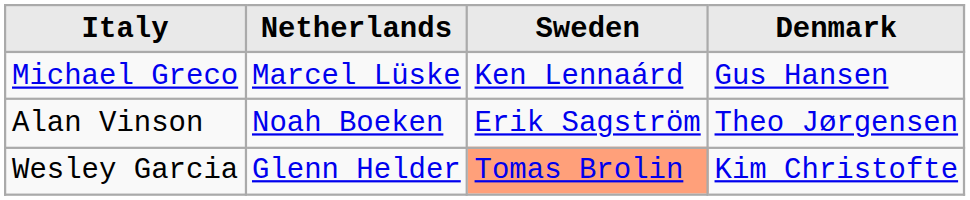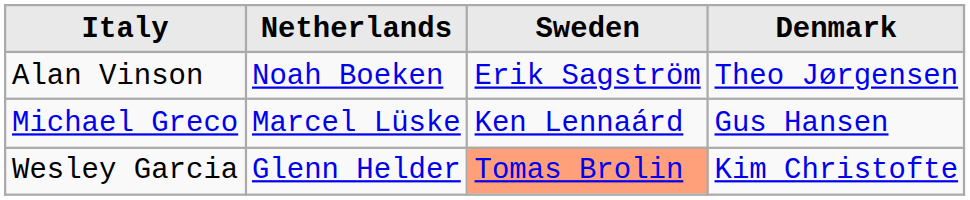rows swapped: (125, 76) <-> (108, 123)
